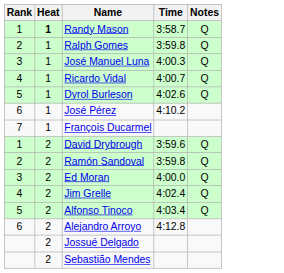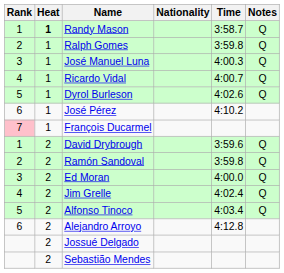+ column: (183, 12)
(19, 128) no background -> (19, 128) pink background
